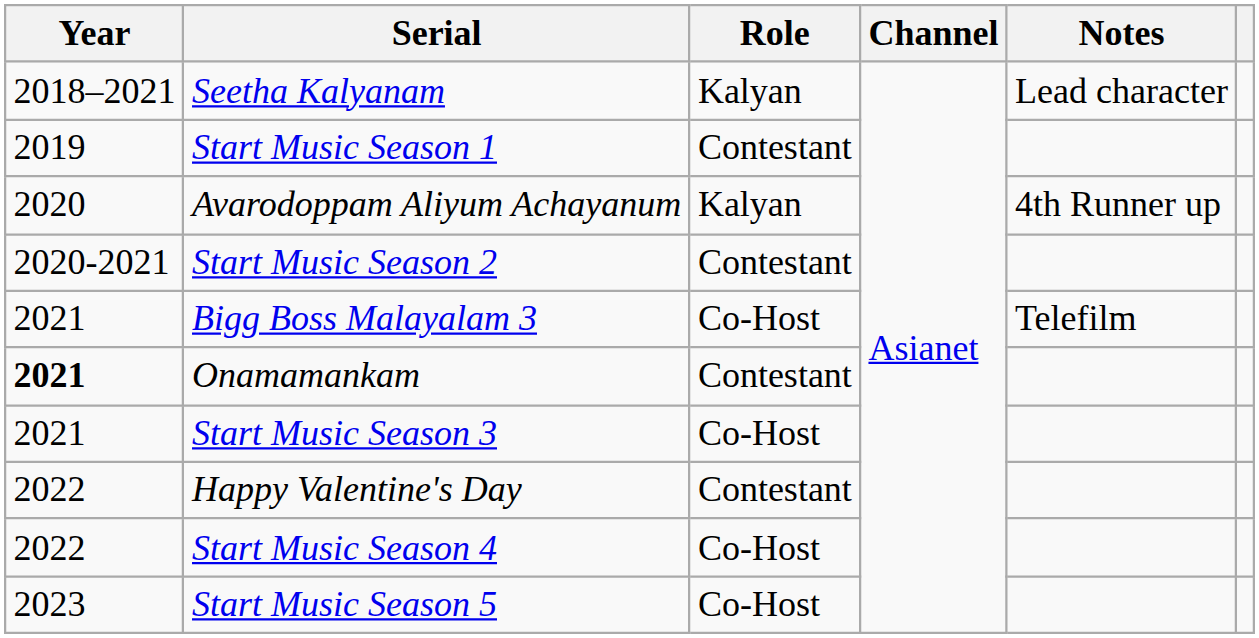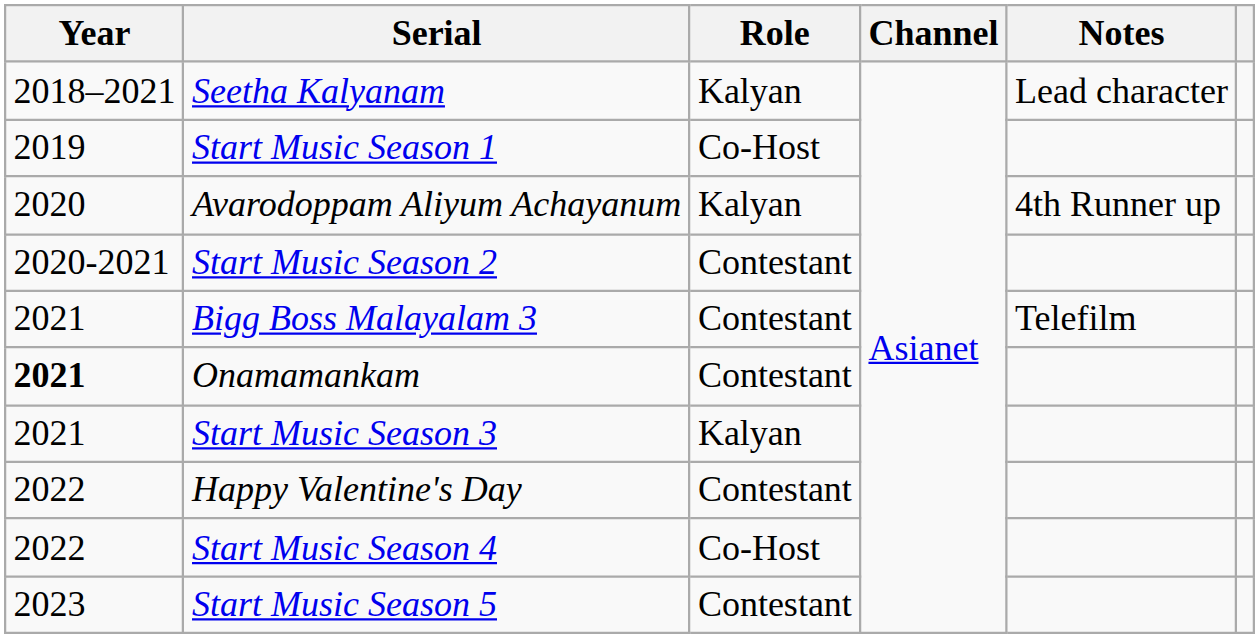(775, 147) Contestant -> (759, 147) Co-Host
(759, 318) Co-Host -> (775, 318) Contestant
(759, 432) Co-Host -> (750, 432) Kalyan
(759, 603) Co-Host -> (775, 603) Contestant
